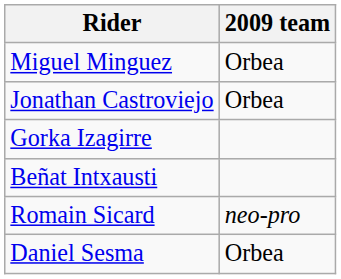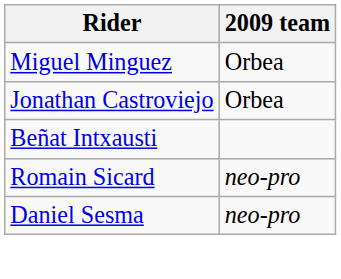- row: (81, 138)
(254, 253) Orbea -> (263, 215) neo-pro
